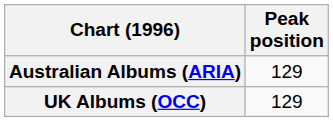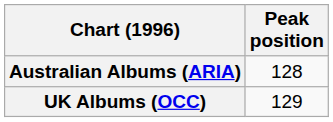(287, 71) 129 -> (287, 71) 128
